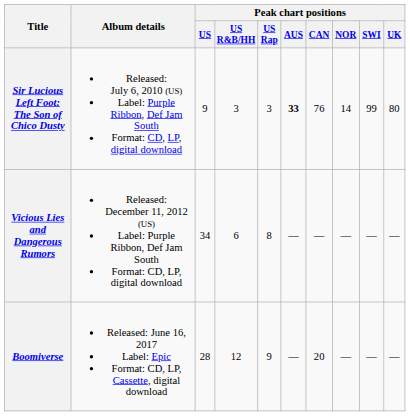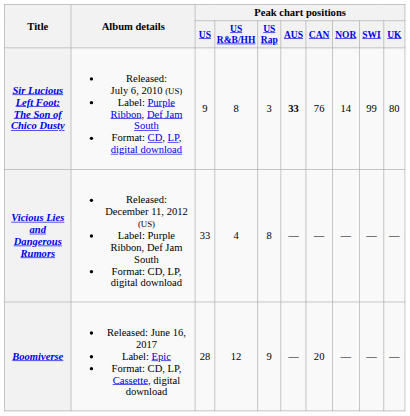(236, 108) 3 -> (236, 108) 8
(205, 235) 34 -> (205, 235) 33
(236, 235) 6 -> (236, 235) 4
